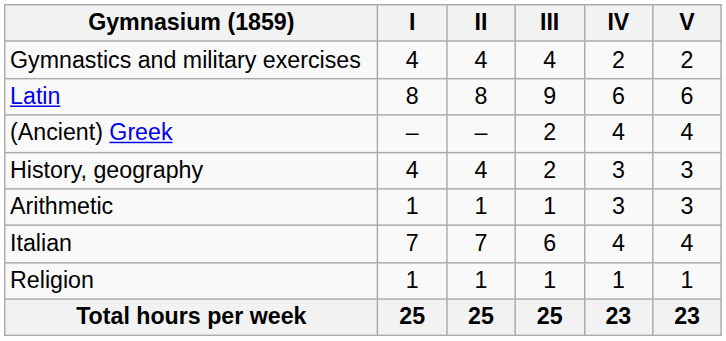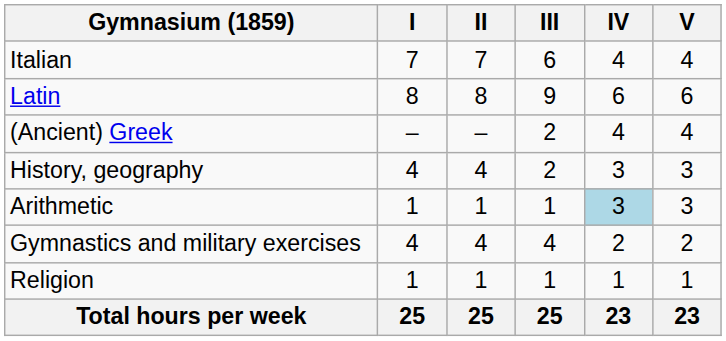rows swapped: (41, 243) <-> (185, 59)
(618, 206) no background -> (618, 206) lightblue background
